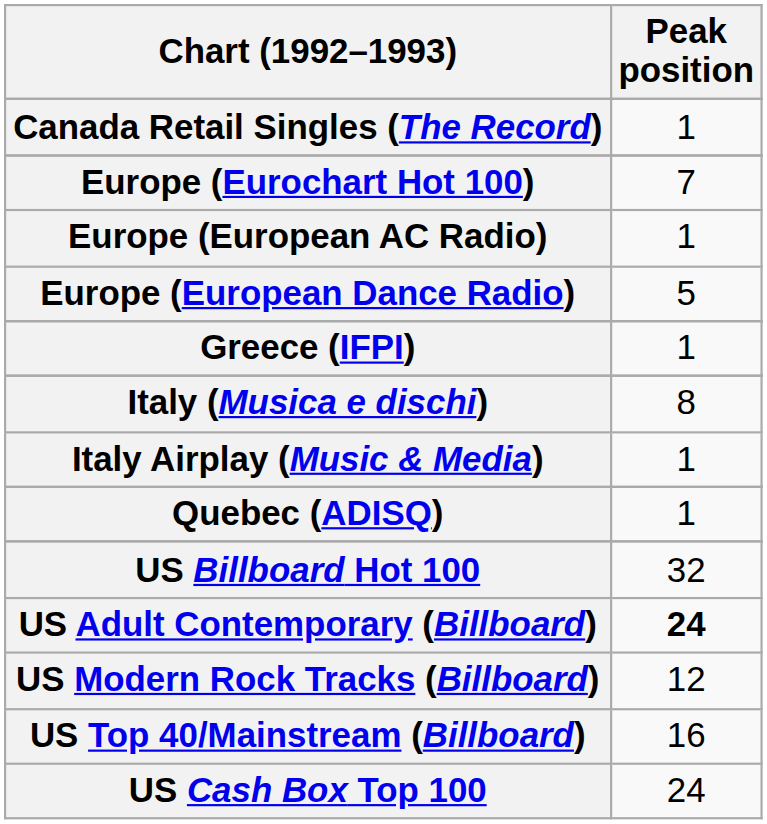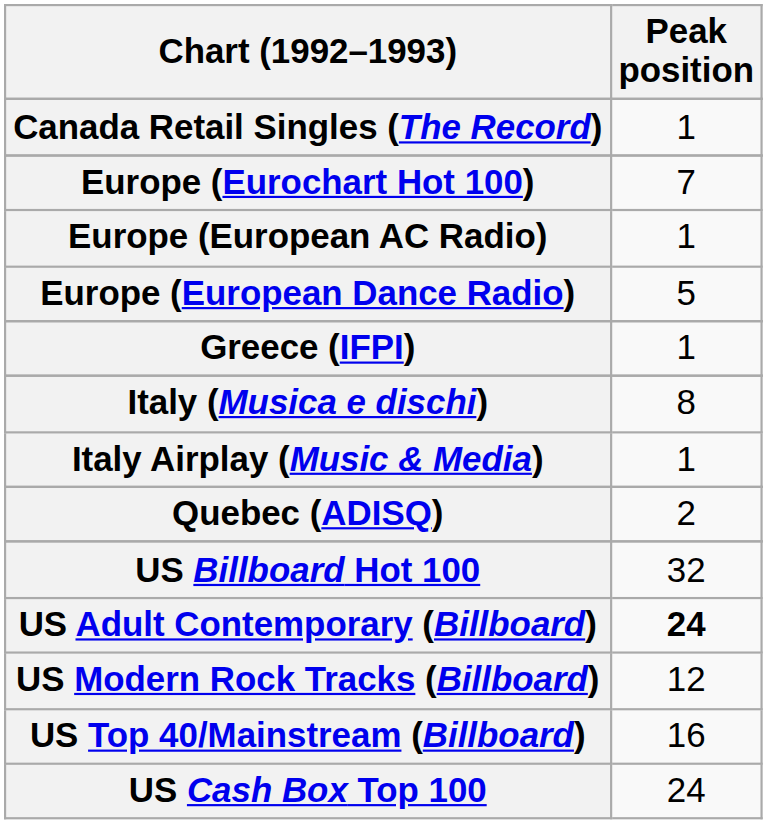(686, 513) 1 -> (686, 513) 2
